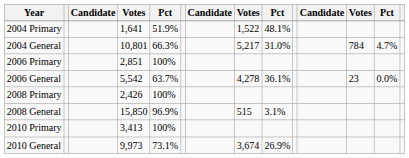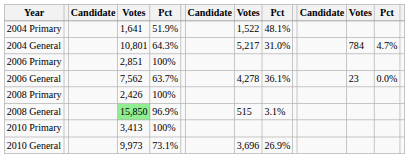(165, 45) 66.3% -> (165, 45) 64.3%
(131, 78) 5,542 -> (131, 78) 7,562
(134, 112) no background -> (134, 112) lightgreen background
(248, 145) 3,674 -> (248, 145) 3,696
